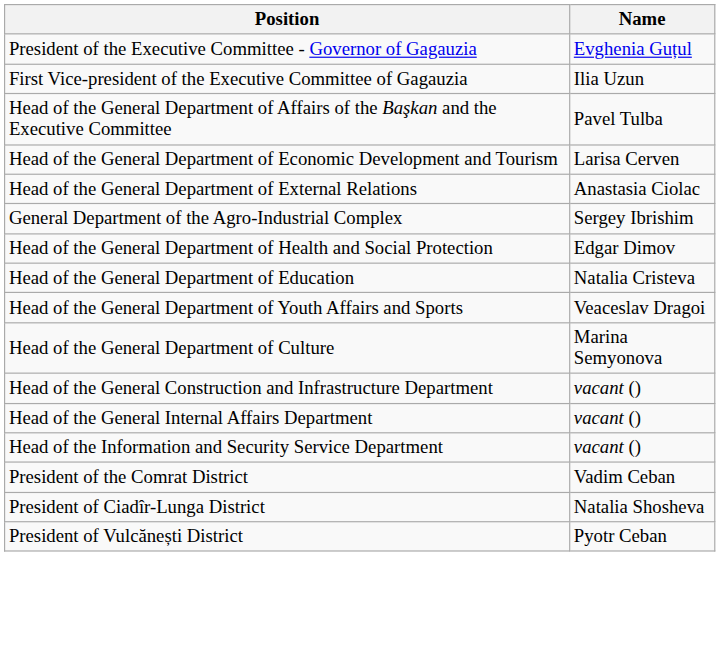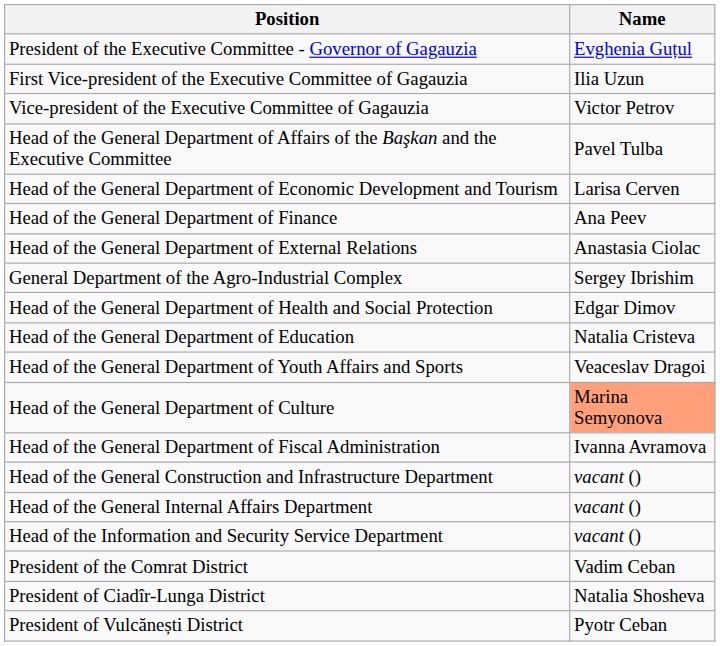+ row: (219, 108)
+ row: (173, 218)
(618, 347) no background -> (618, 407) lightsalmon background
+ row: (224, 447)
